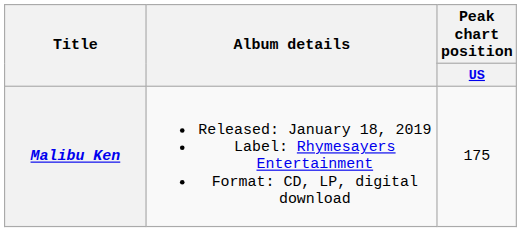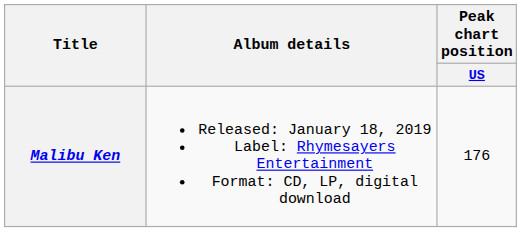(477, 156) 175 -> (477, 156) 176
